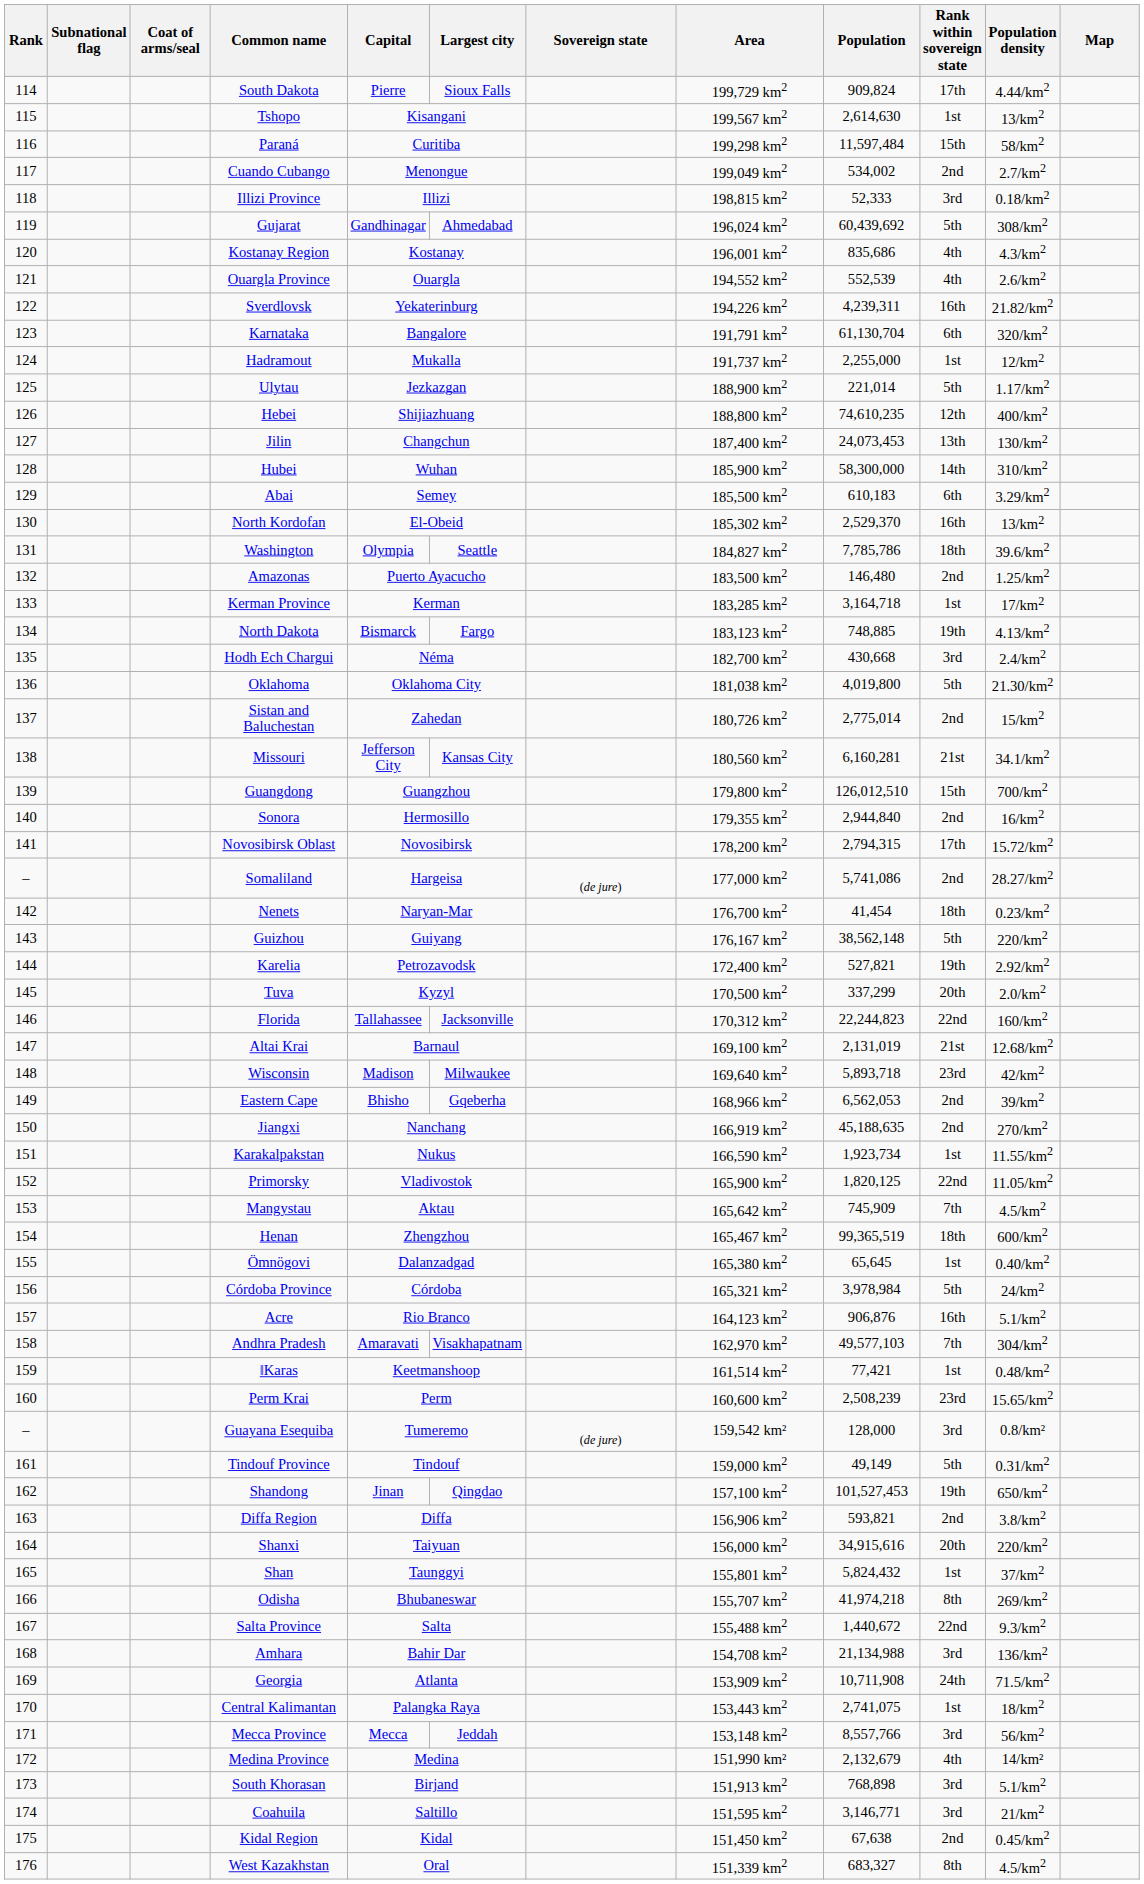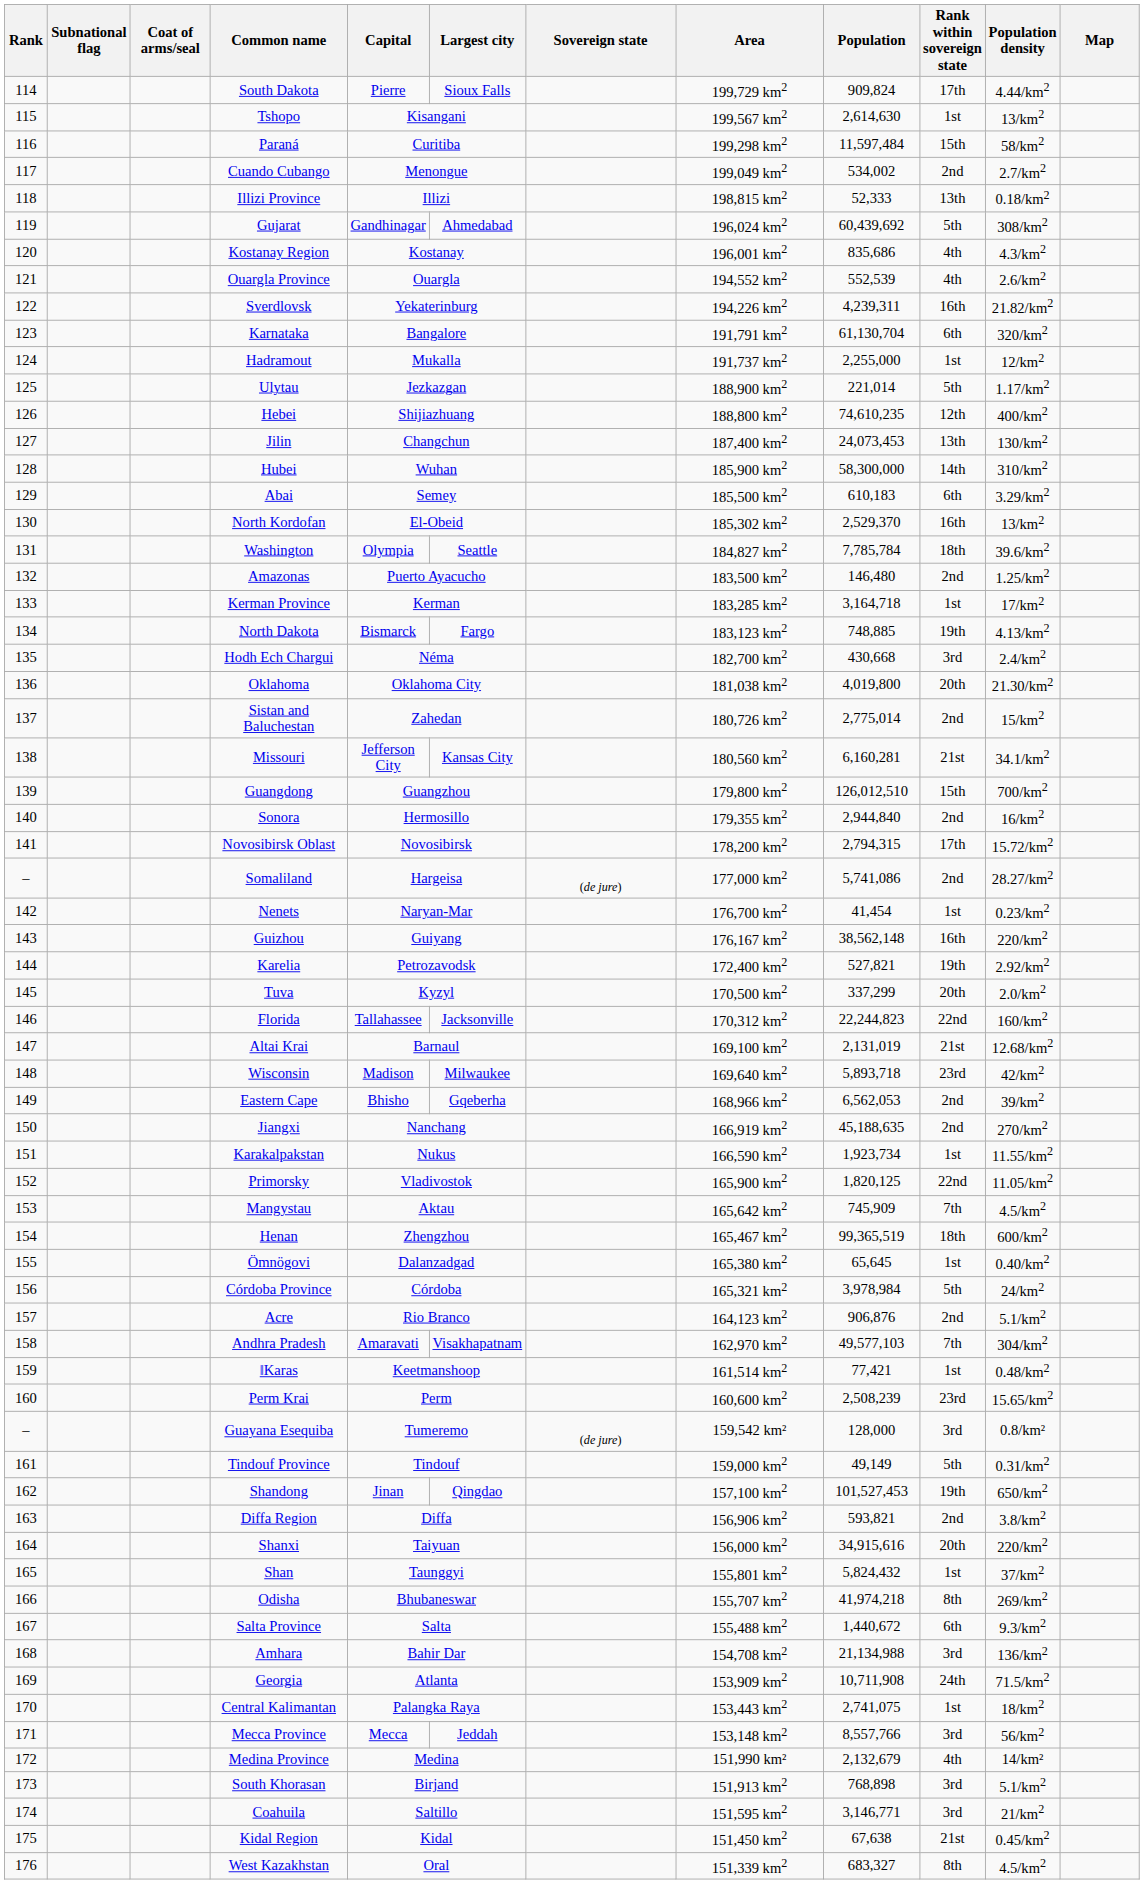(952, 198) 3rd -> (952, 198) 13th
(872, 549) 7,785,786 -> (872, 549) 7,785,784
(952, 684) 5th -> (952, 684) 20th
(952, 911) 18th -> (952, 911) 1st
(952, 938) 5th -> (952, 938) 16th
(952, 1316) 16th -> (953, 1316) 2nd
(953, 1626) 22nd -> (952, 1626) 6th
(953, 1838) 2nd -> (952, 1838) 21st
